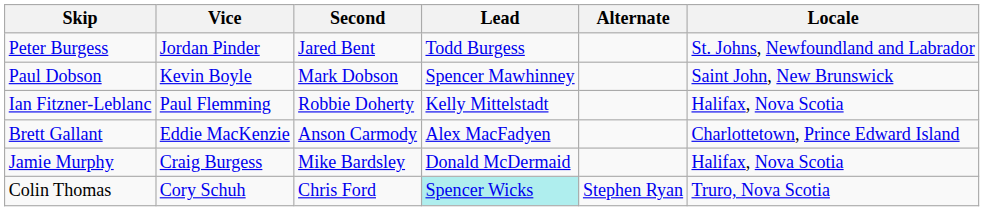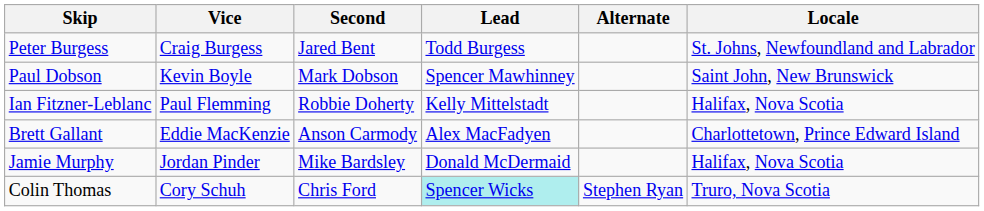(210, 47) Jordan Pinder -> (211, 47) Craig Burgess
(211, 162) Craig Burgess -> (210, 162) Jordan Pinder
